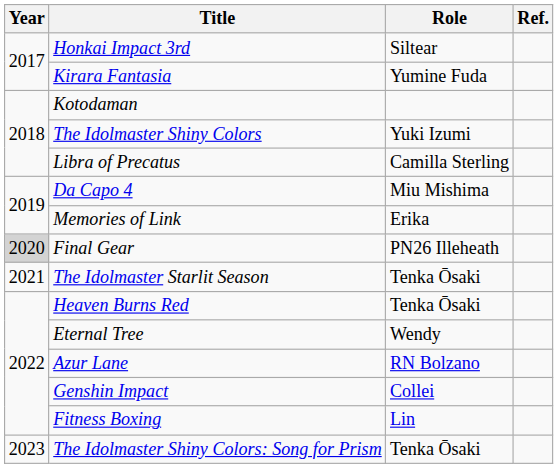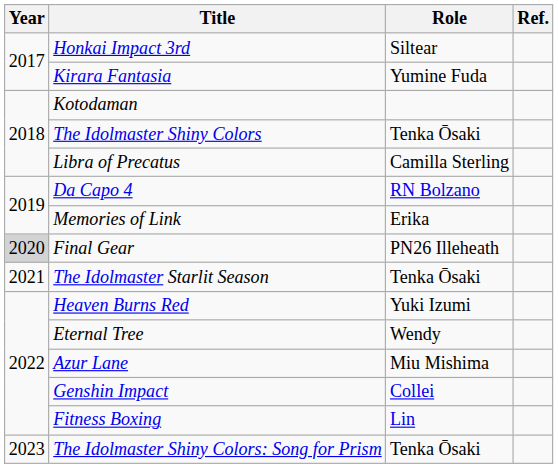(430, 133) Yuki Izumi -> (435, 133) Tenka Ōsaki
(439, 190) Miu Mishima -> (435, 190) RN Bolzano
(435, 305) Tenka Ōsaki -> (430, 305) Yuki Izumi
(435, 362) RN Bolzano -> (439, 362) Miu Mishima
